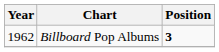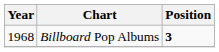(21, 36) 1962 -> (21, 36) 1968
